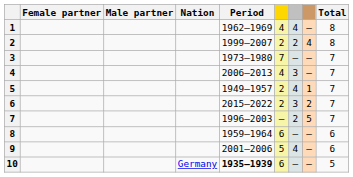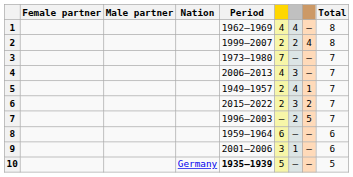(282, 149) 5 -> (282, 149) 3
(295, 149) 4 -> (295, 149) 1
(282, 165) 6 -> (282, 165) 5
